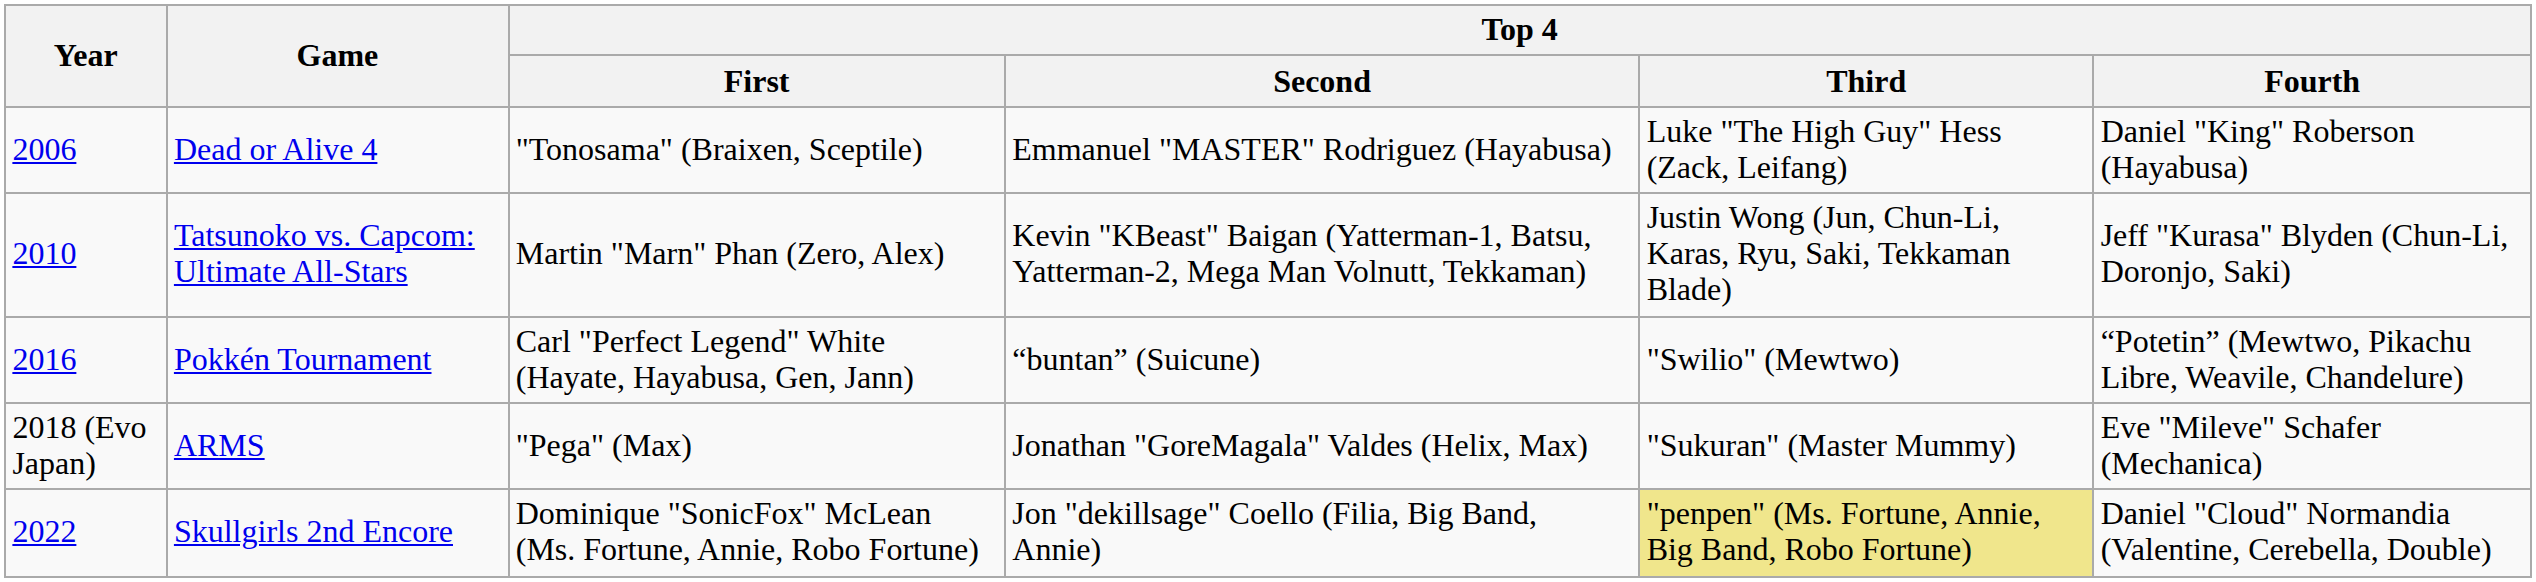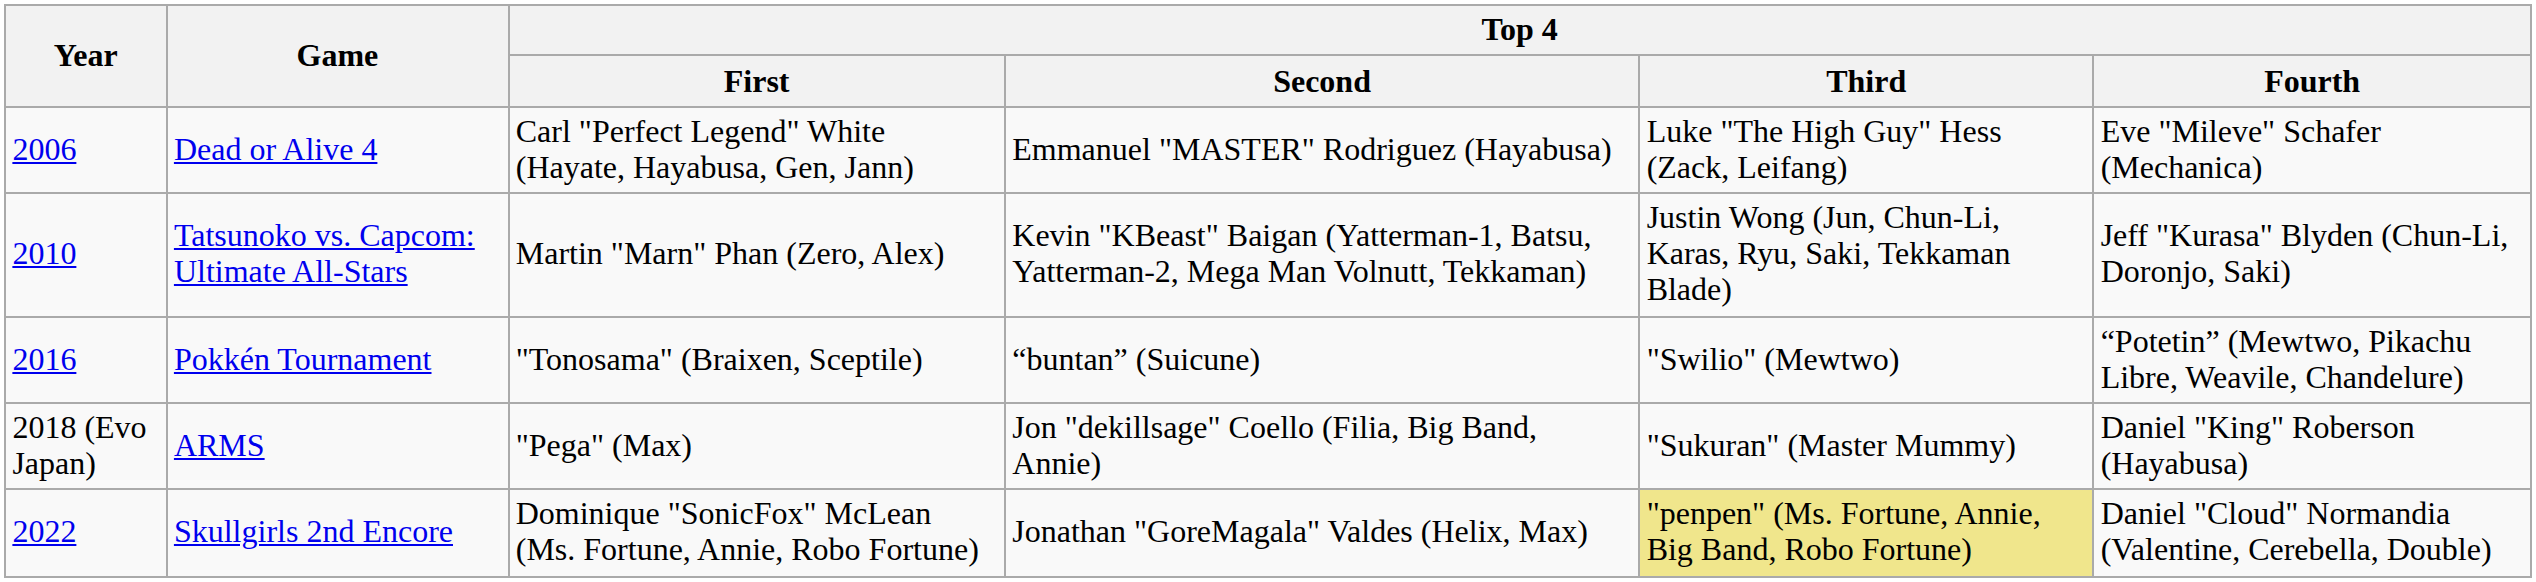(719, 149) "Tonosama" (Braixen, Sceptile) -> (715, 149) Carl "Perfect Legend" White (Hayate, Hayabusa, Gen, Jann)
(2258, 149) Daniel "King" Roberson (Hayabusa) -> (2241, 149) Eve "Mileve" Schafer (Mechanica)
(715, 358) Carl "Perfect Legend" White (Hayate, Hayabusa, Gen, Jann) -> (719, 358) "Tonosama" (Braixen, Sceptile)
(1300, 445) Jonathan "GoreMagala" Valdes (Helix, Max) -> (1275, 445) Jon "dekillsage" Coello (Filia, Big Band, Annie)
(2241, 445) Eve "Mileve" Schafer (Mechanica) -> (2258, 445) Daniel "King" Roberson (Hayabusa)
(1275, 532) Jon "dekillsage" Coello (Filia, Big Band, Annie) -> (1300, 532) Jonathan "GoreMagala" Valdes (Helix, Max)
